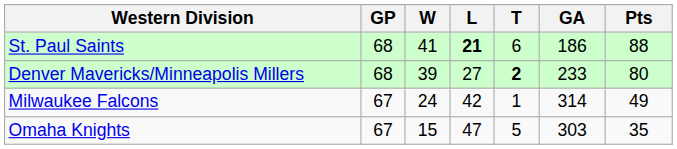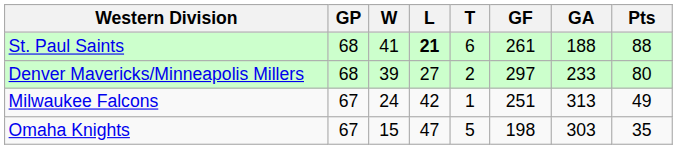+ column: (521, 18)
(572, 46) 186 -> (581, 46) 188
(516, 74) bold -> (470, 74) normal
(572, 102) 314 -> (581, 102) 313
